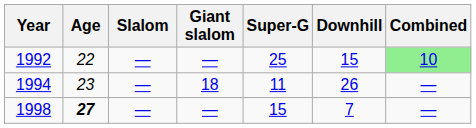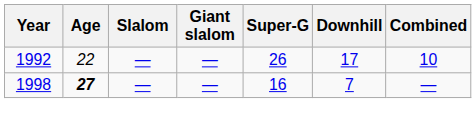(278, 60) 25 -> (278, 60) 26
(349, 60) 15 -> (349, 60) 17
(428, 60) lightgreen background -> (428, 60) no background
- row: (34, 85)
(278, 110) 15 -> (278, 85) 16
